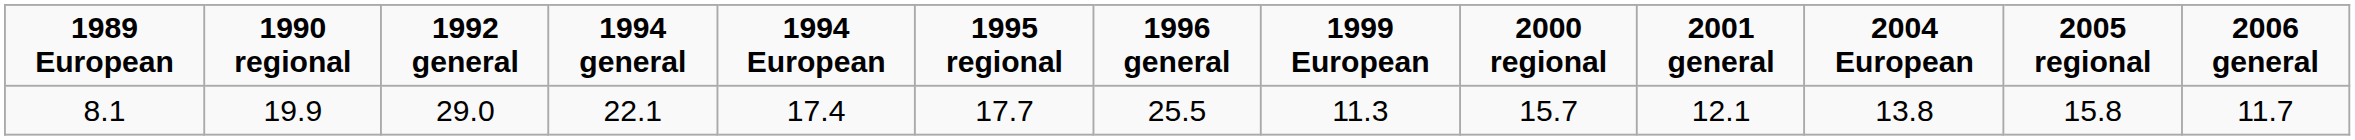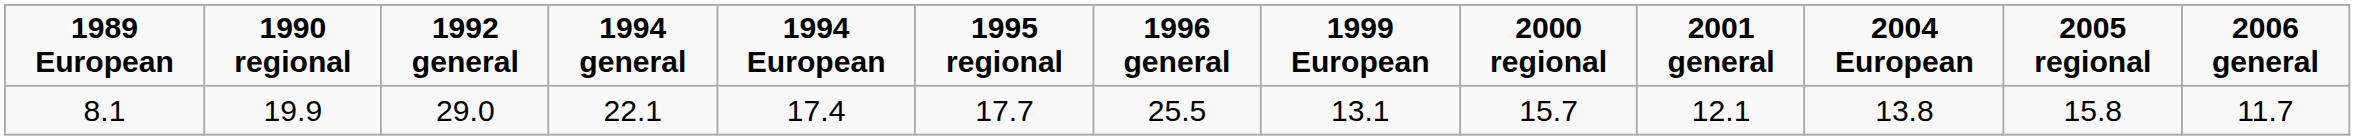(1360, 109) 11.3 -> (1360, 109) 13.1
